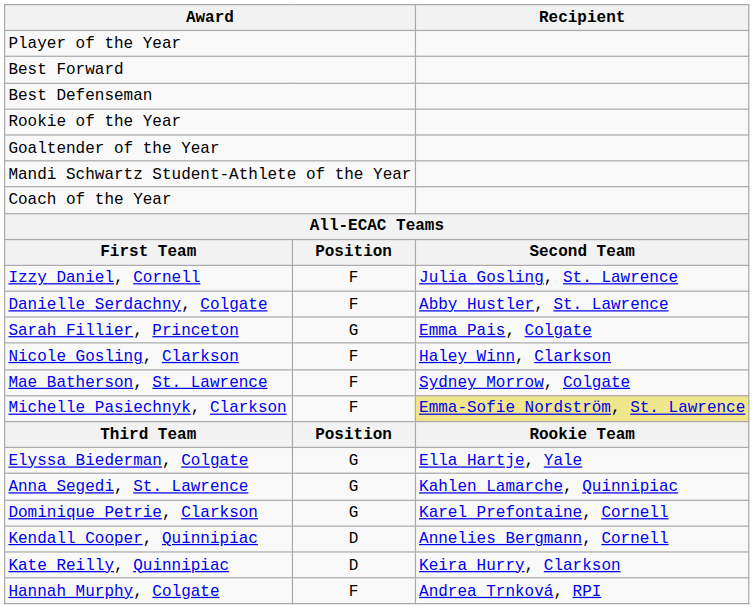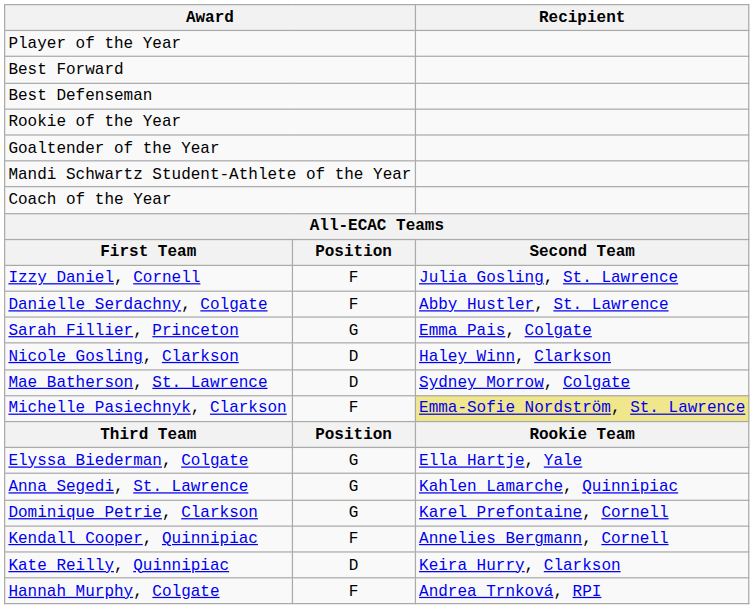(354, 356) F -> (354, 356) D
(354, 382) F -> (354, 382) D
(354, 539) D -> (354, 539) F
